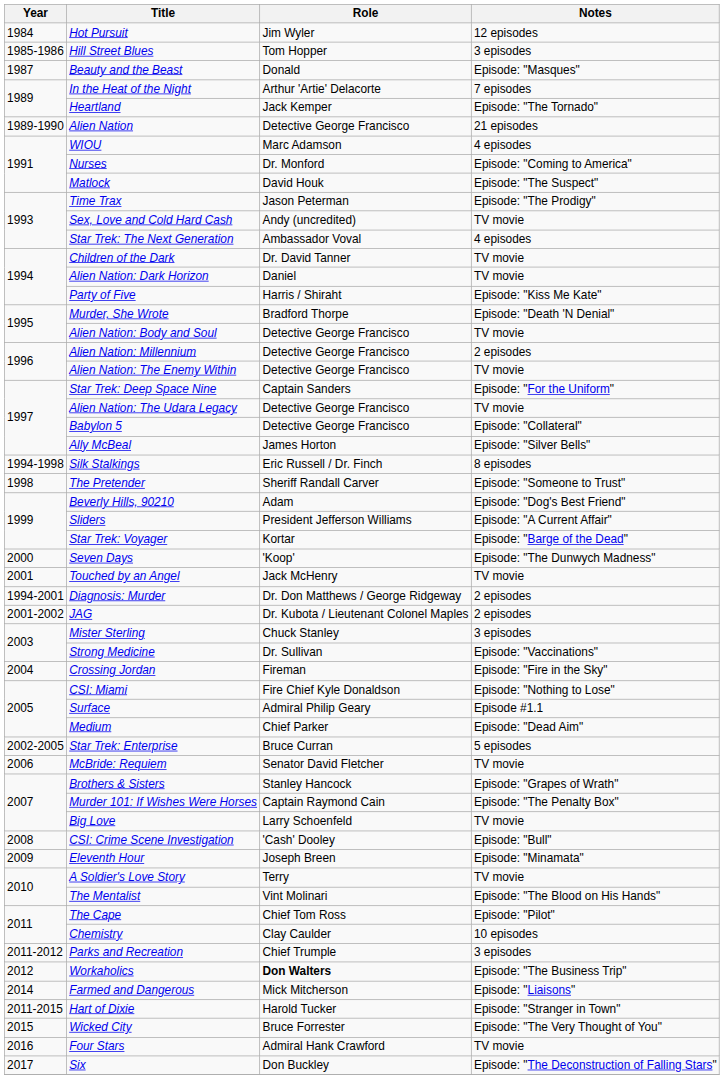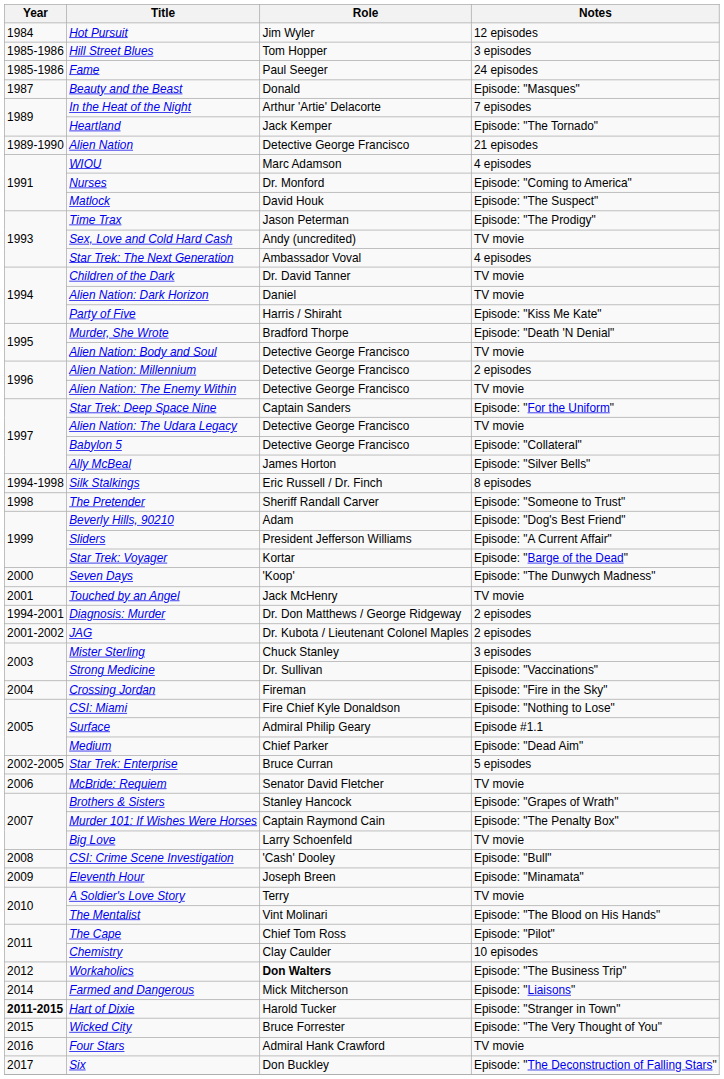+ row: (84, 70)
- row: (126, 952)
(35, 1009) normal -> (35, 1009) bold
